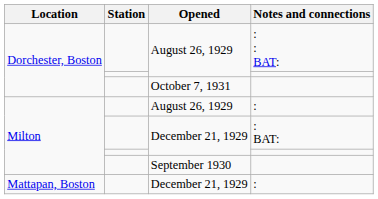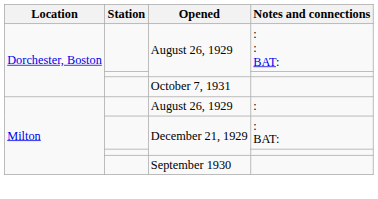- row: (199, 184)
